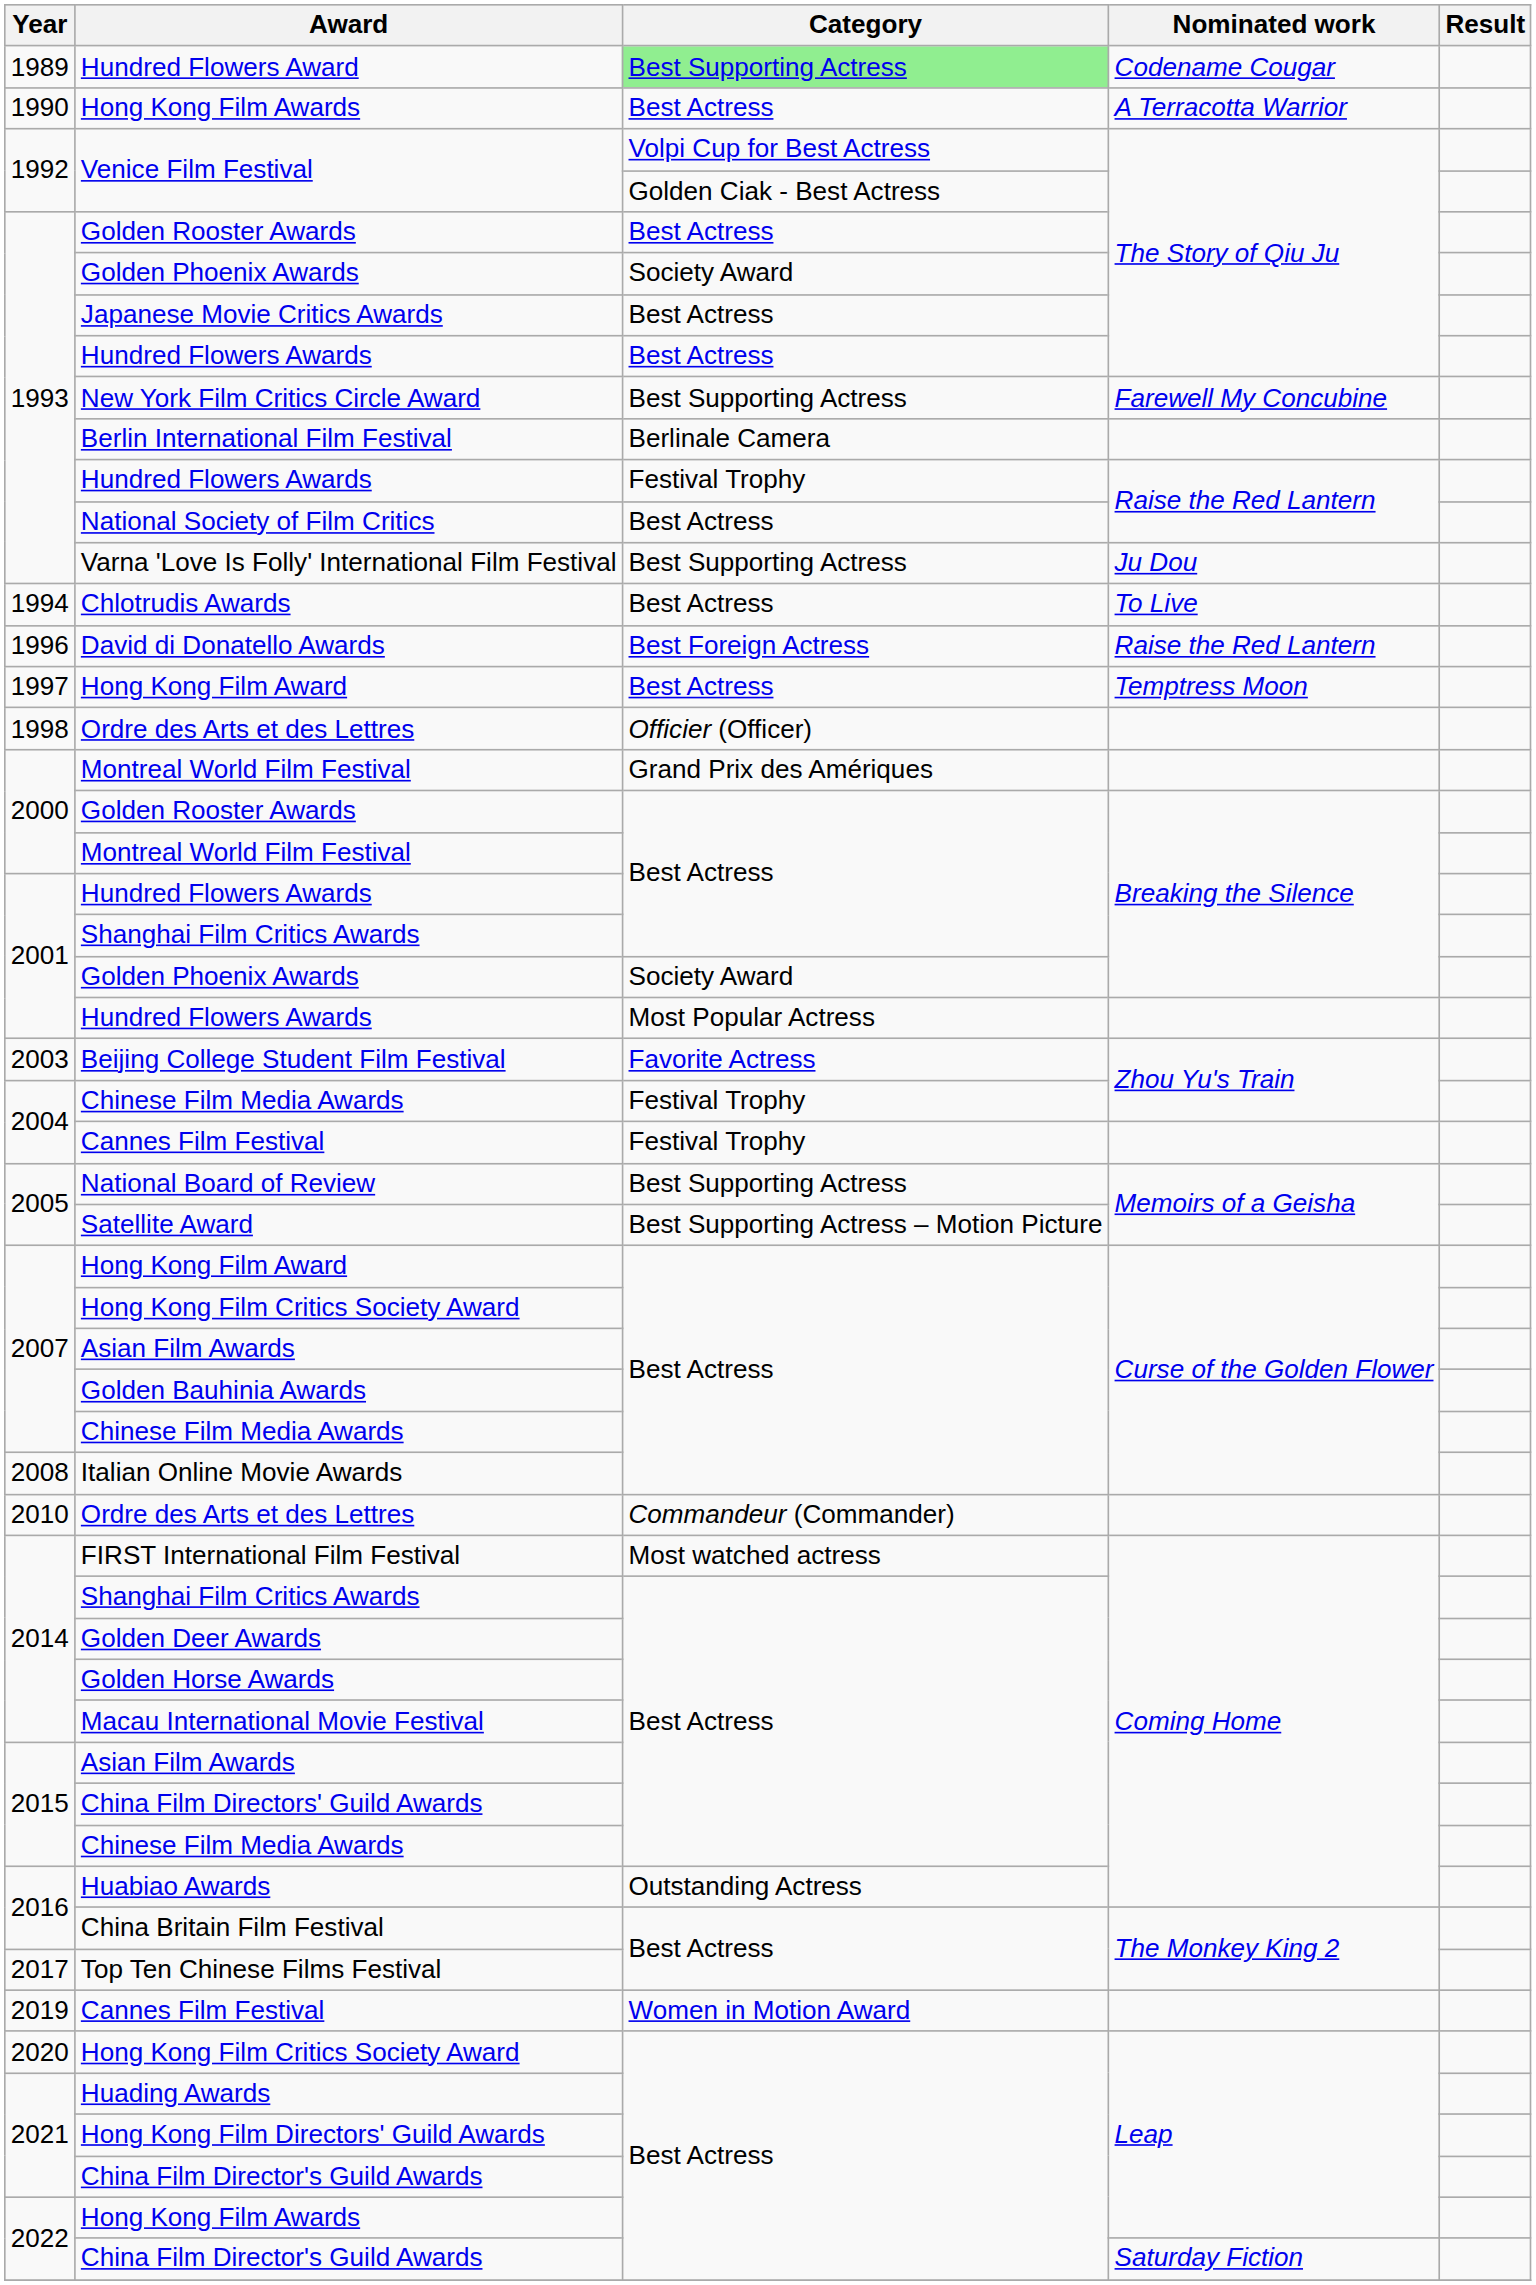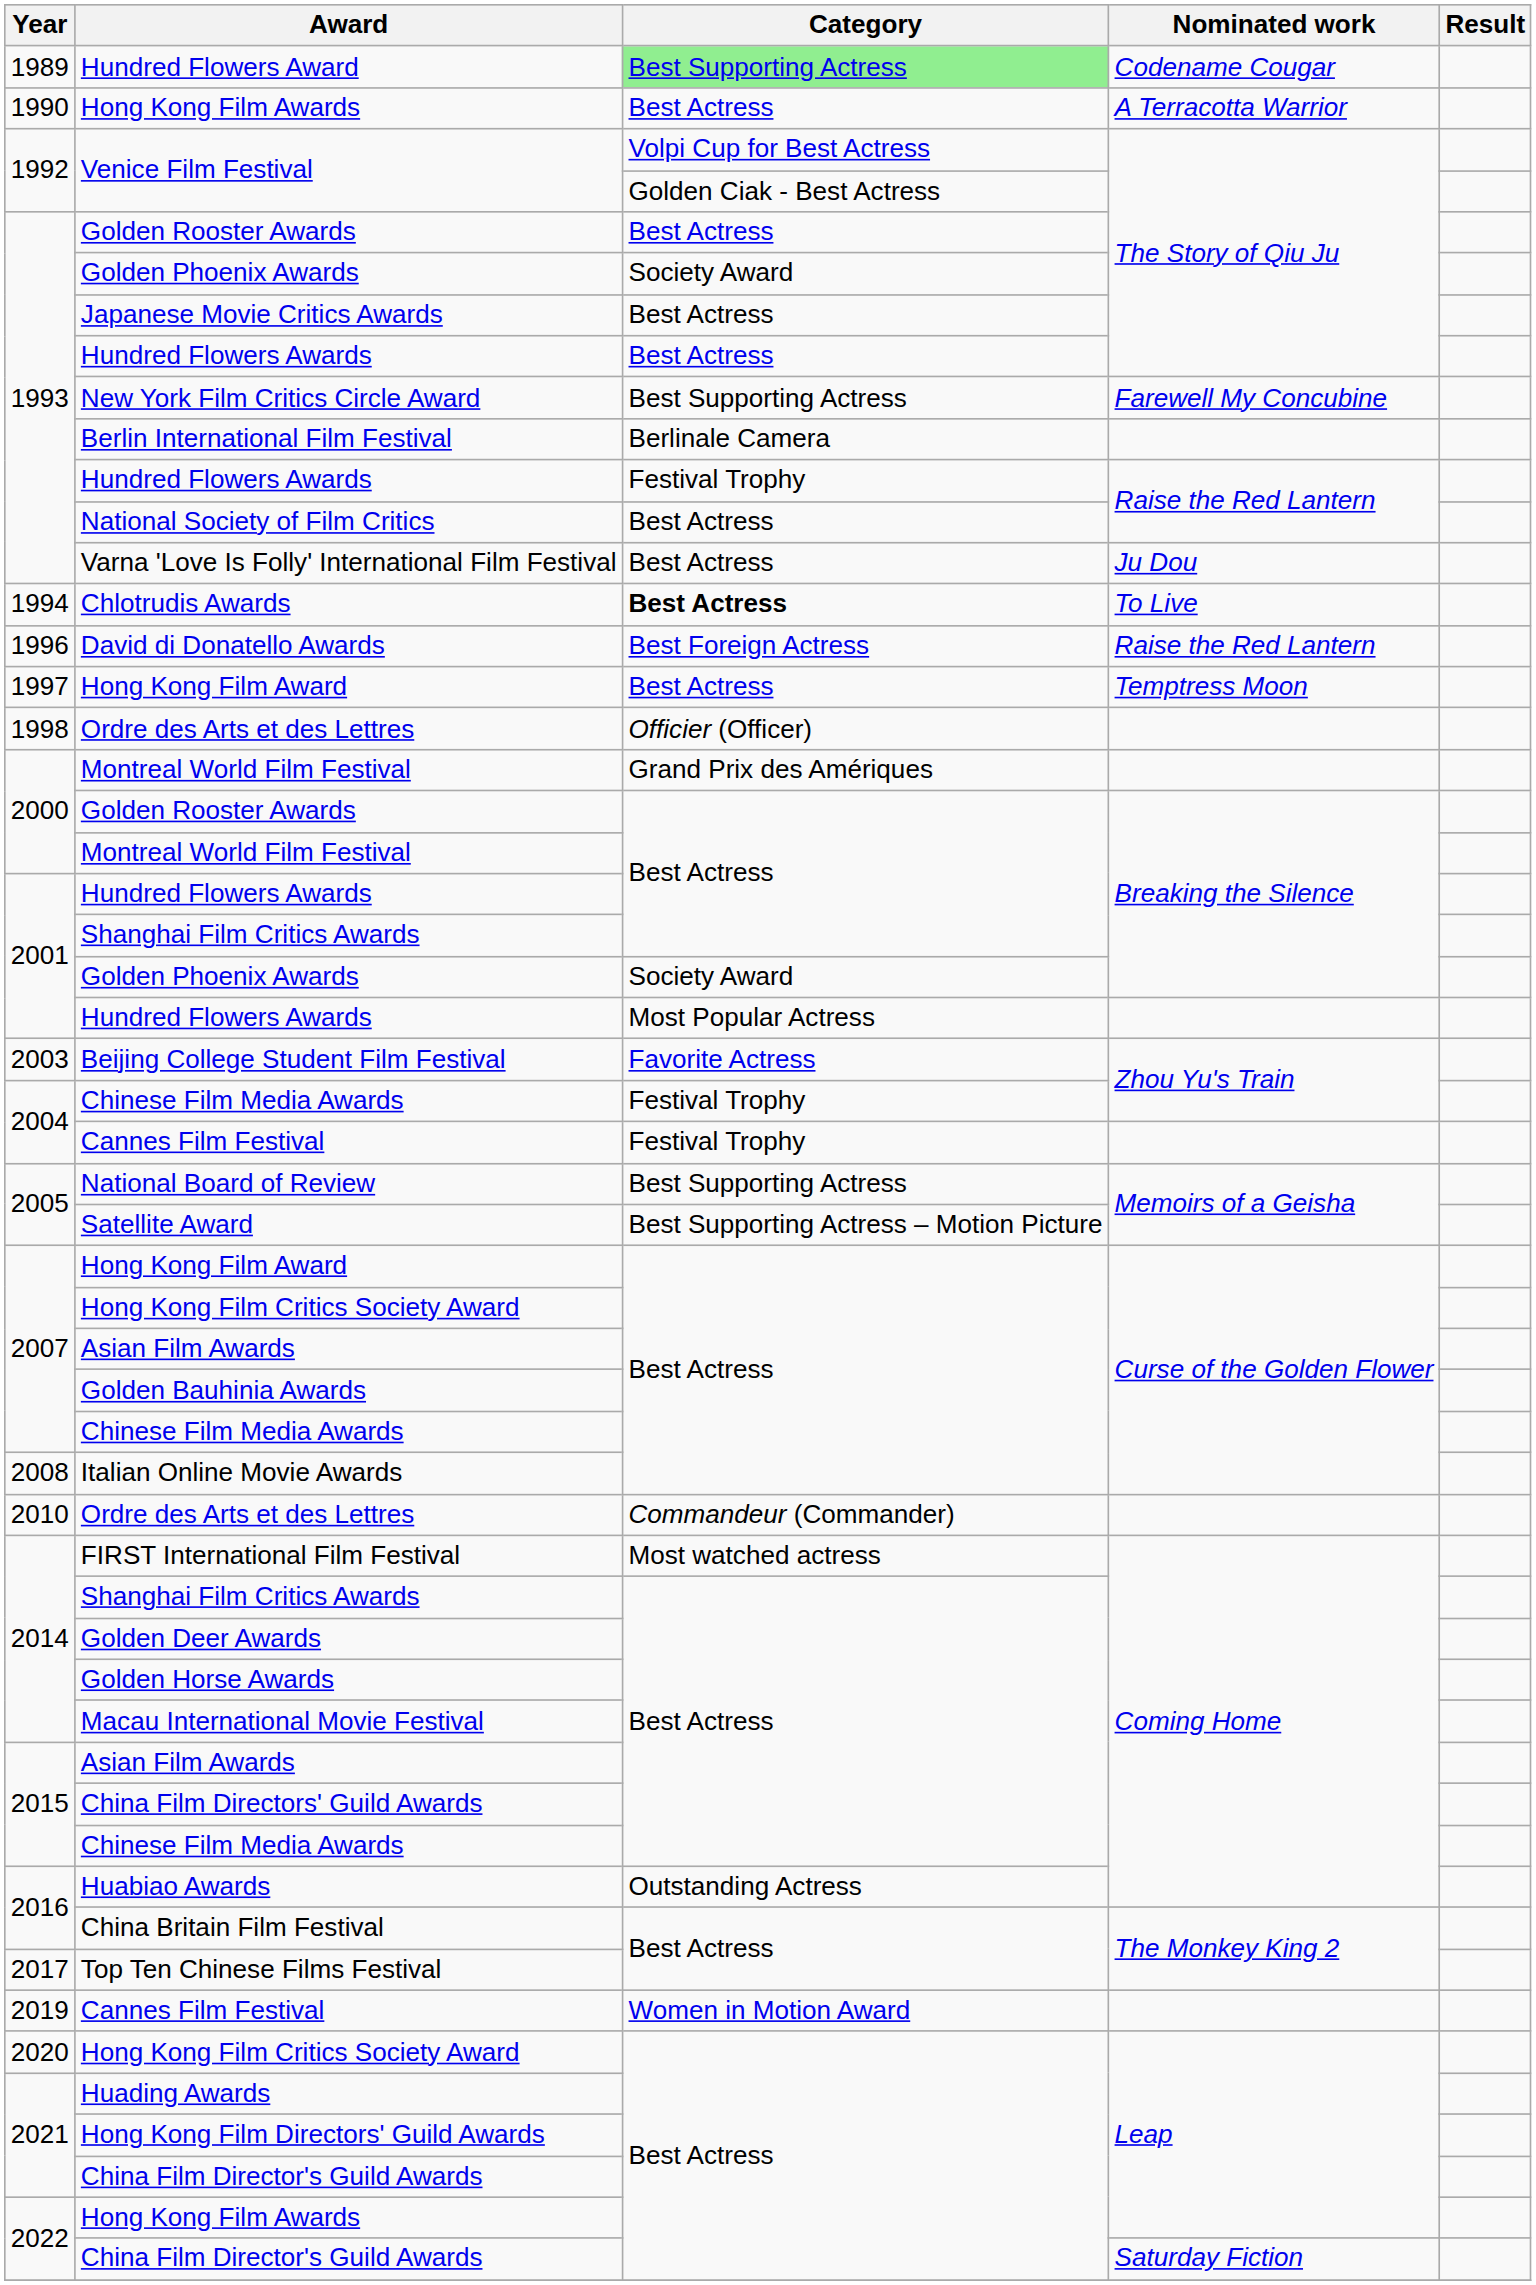(768, 562) Best Supporting Actress -> (701, 562) Best Actress
(701, 604) normal -> (708, 604) bold
